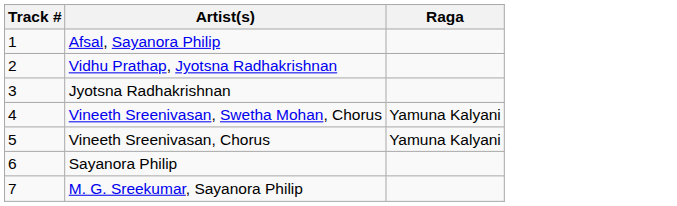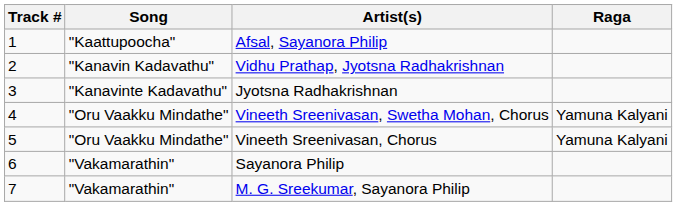+ column: (149, 17)
